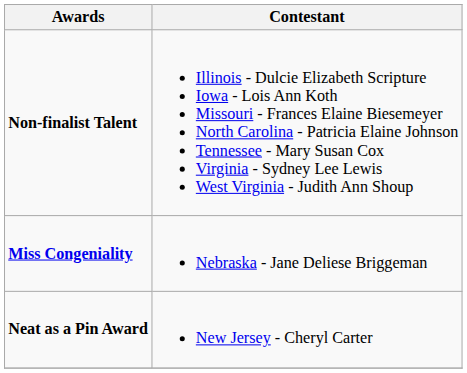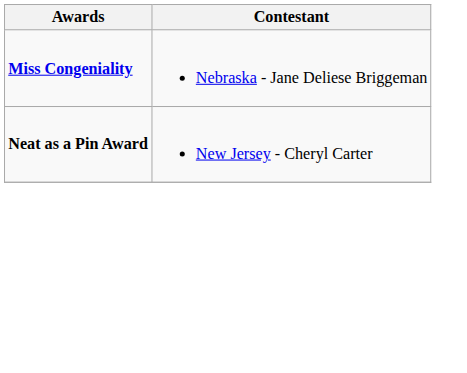- row: (73, 122)
